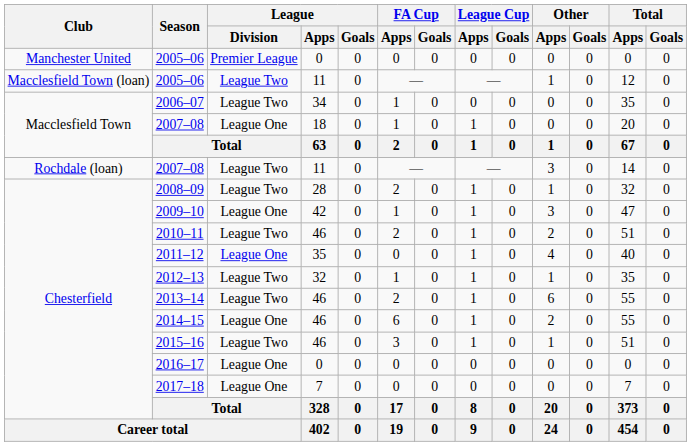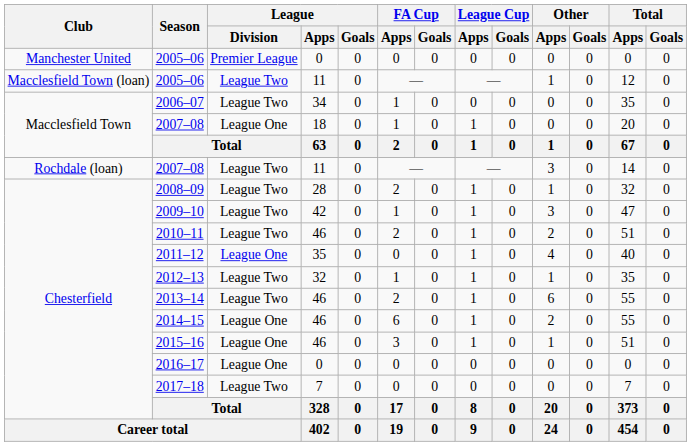(254, 211) League One -> (254, 211) League Two
(254, 342) League Two -> (254, 342) League One
(254, 386) League One -> (254, 386) League Two
